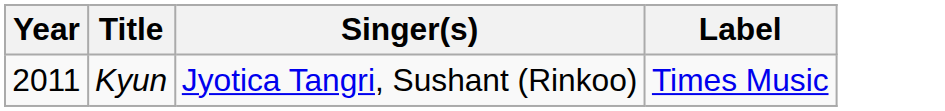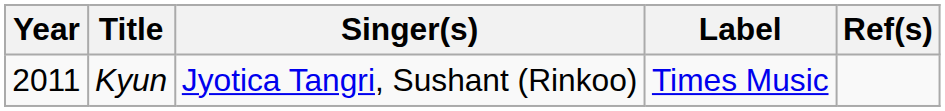+ column: (888, 29)
